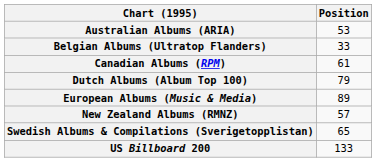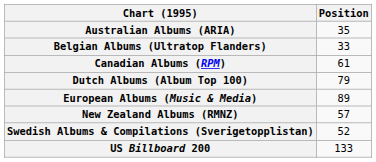(344, 30) 53 -> (344, 30) 35
(344, 132) 65 -> (344, 132) 52
